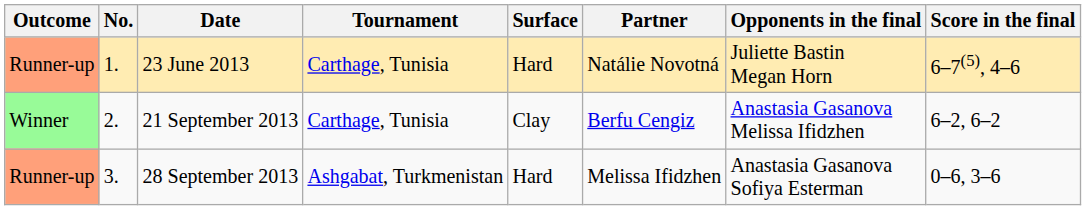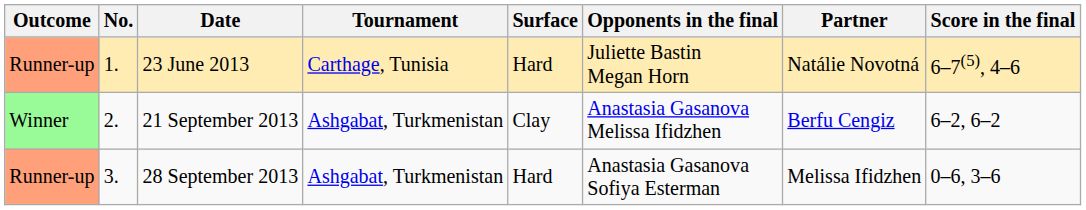columns swapped: (654, 20) <-> (826, 20)
(378, 120) Carthage, Tunisia -> (405, 120) Ashgabat, Turkmenistan
